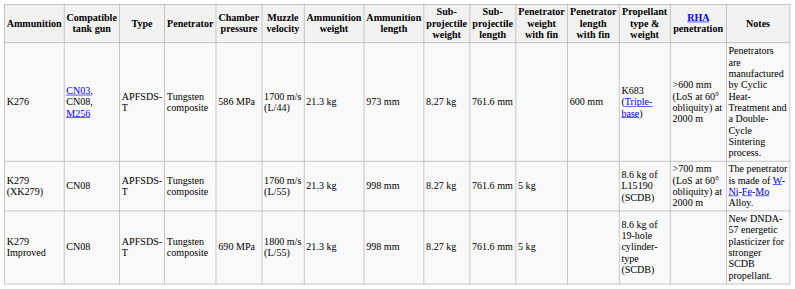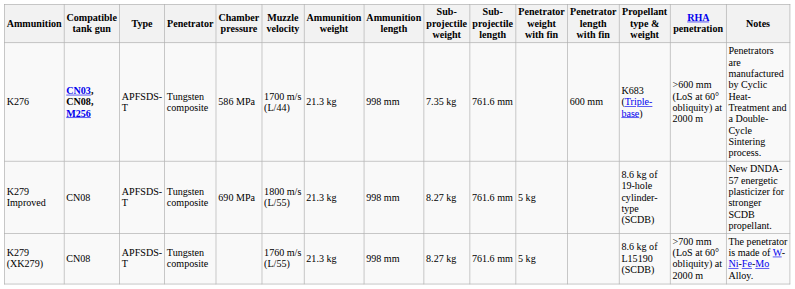(80, 102) normal -> (80, 102) bold
(383, 102) 973 mm -> (383, 102) 998 mm
(441, 102) 8.27 kg -> (441, 102) 7.35 kg
rows swapped: (25, 186) <-> (26, 247)
